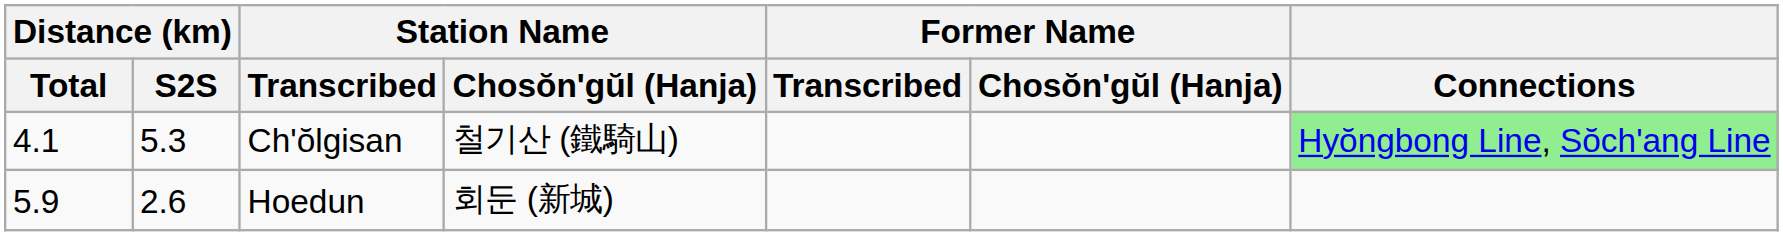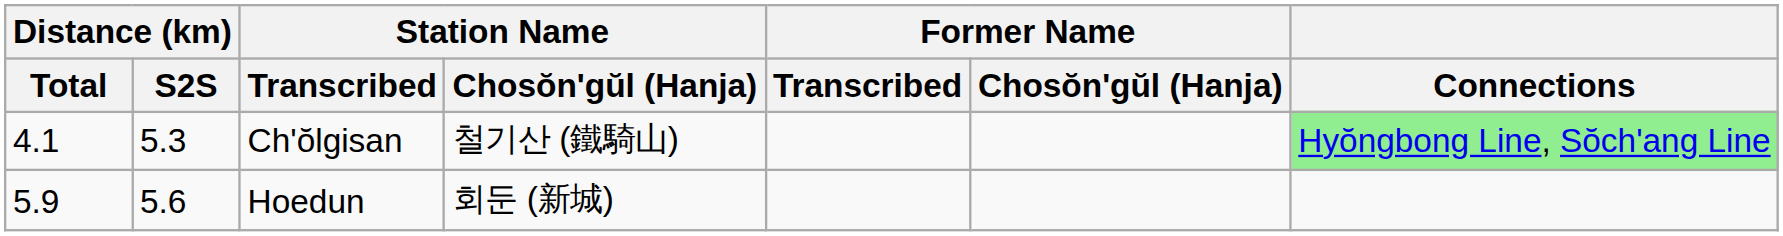(163, 201) 2.6 -> (163, 201) 5.6
